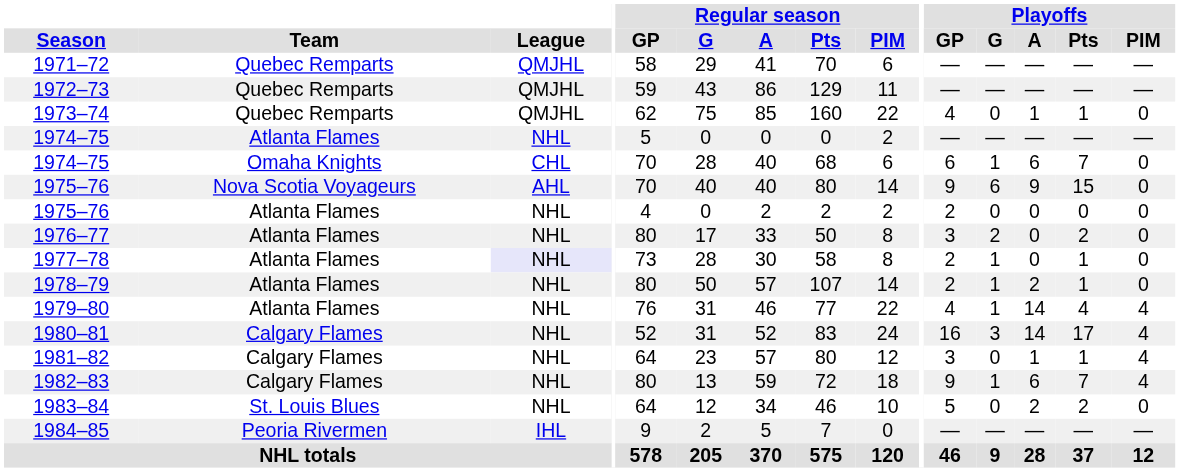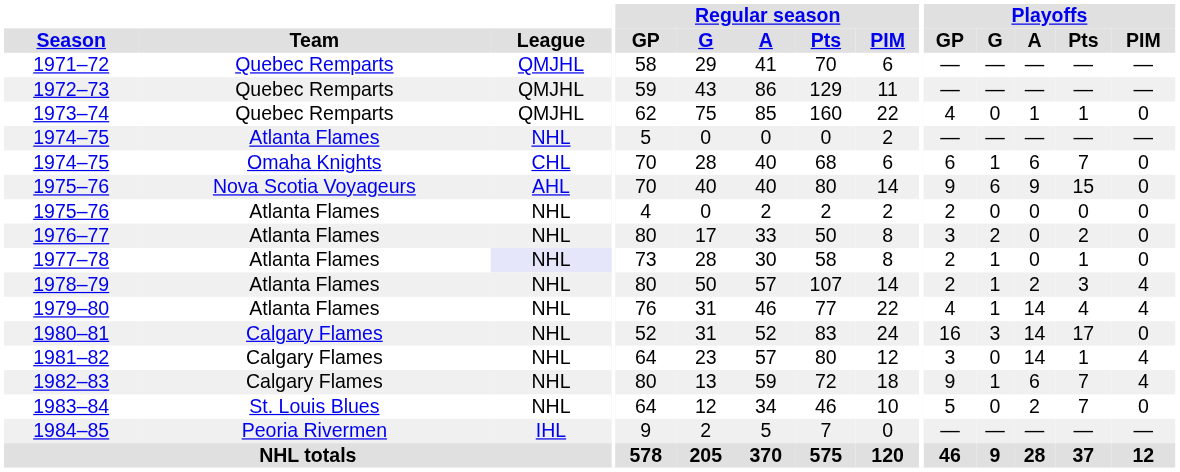(1083, 284) 1 -> (1083, 284) 3
(1143, 284) 0 -> (1143, 284) 4
(1143, 333) 4 -> (1143, 333) 0
(1034, 357) 1 -> (1035, 357) 14
(1083, 406) 2 -> (1083, 406) 7
